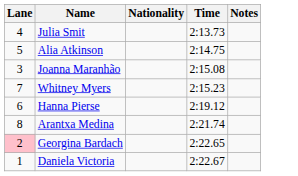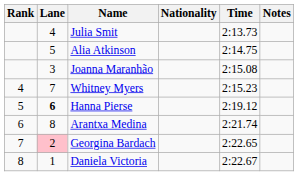+ column: (21, 13)
(20, 106) normal -> (52, 106) bold
